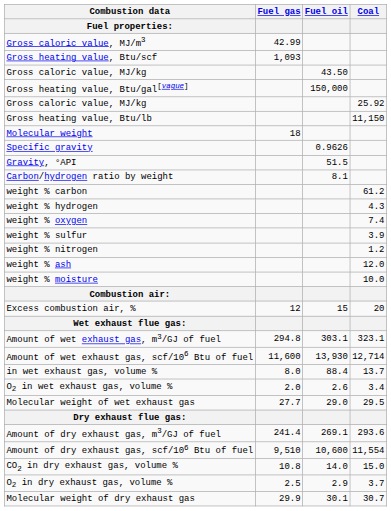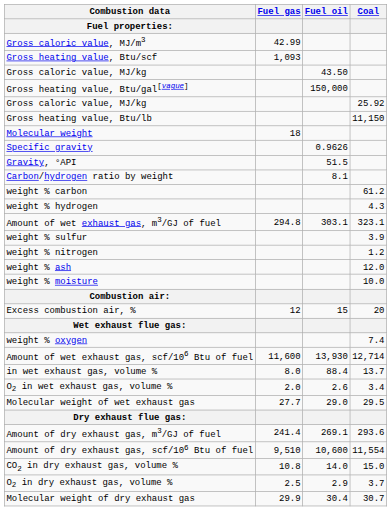rows swapped: (47, 221) <-> (114, 339)
(337, 499) 30.1 -> (337, 499) 30.4
